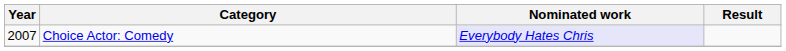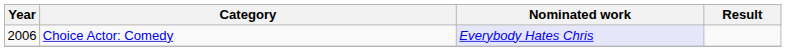(22, 35) 2007 -> (22, 35) 2006
